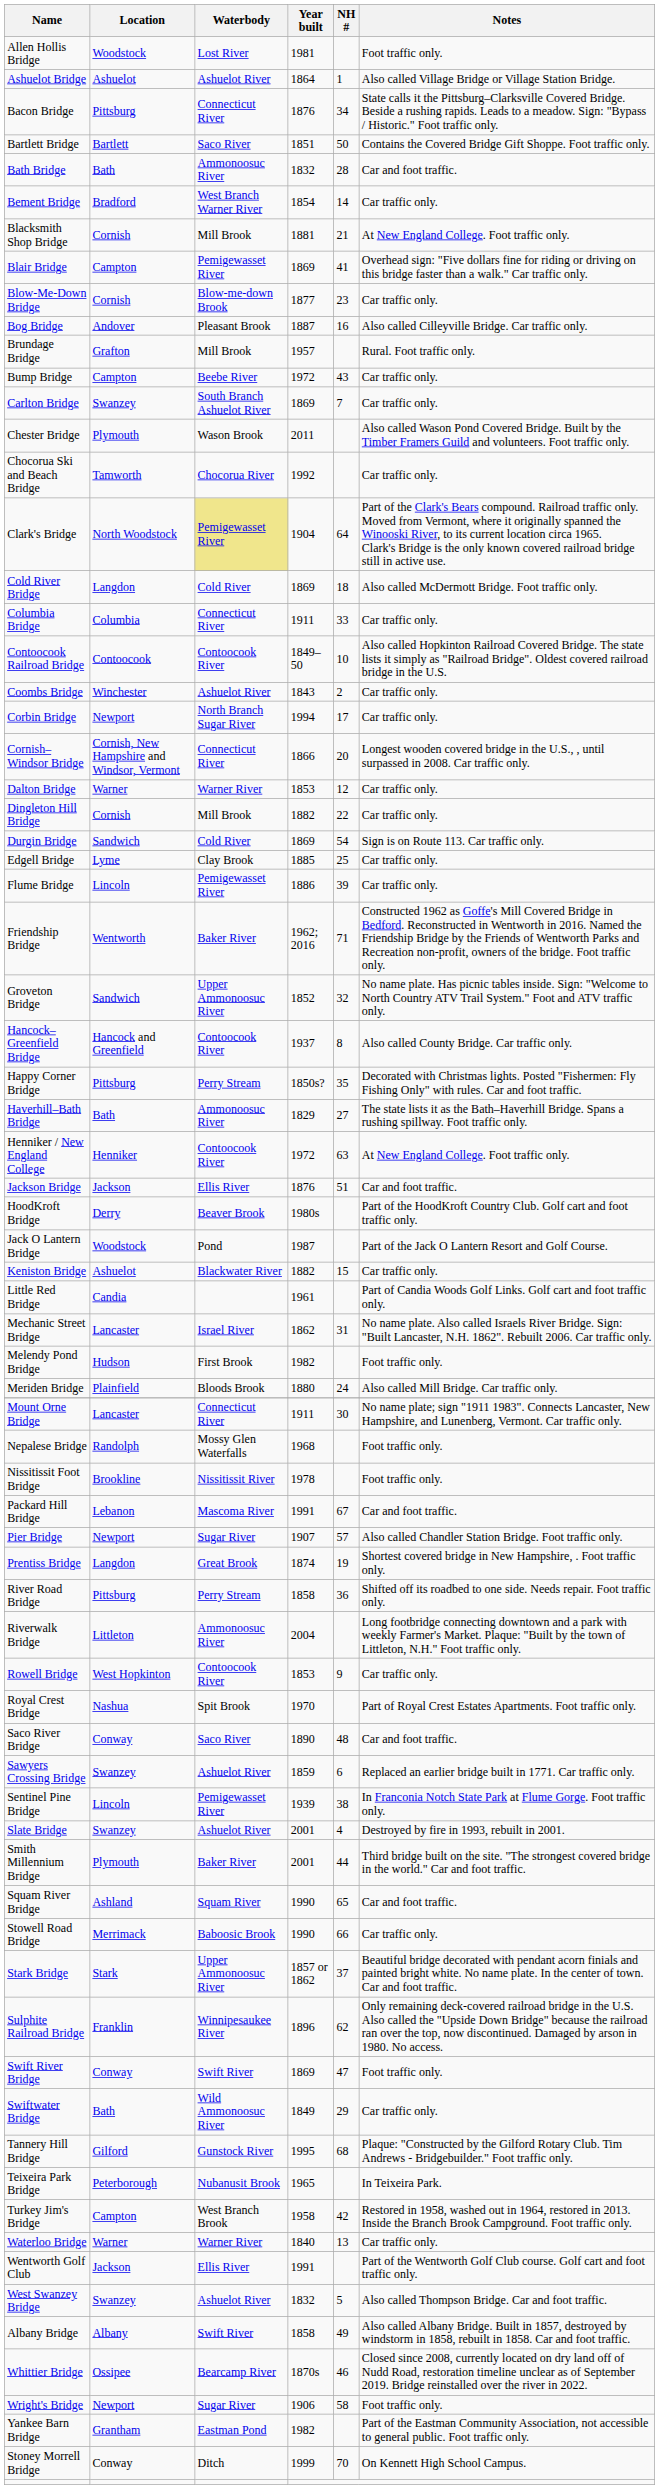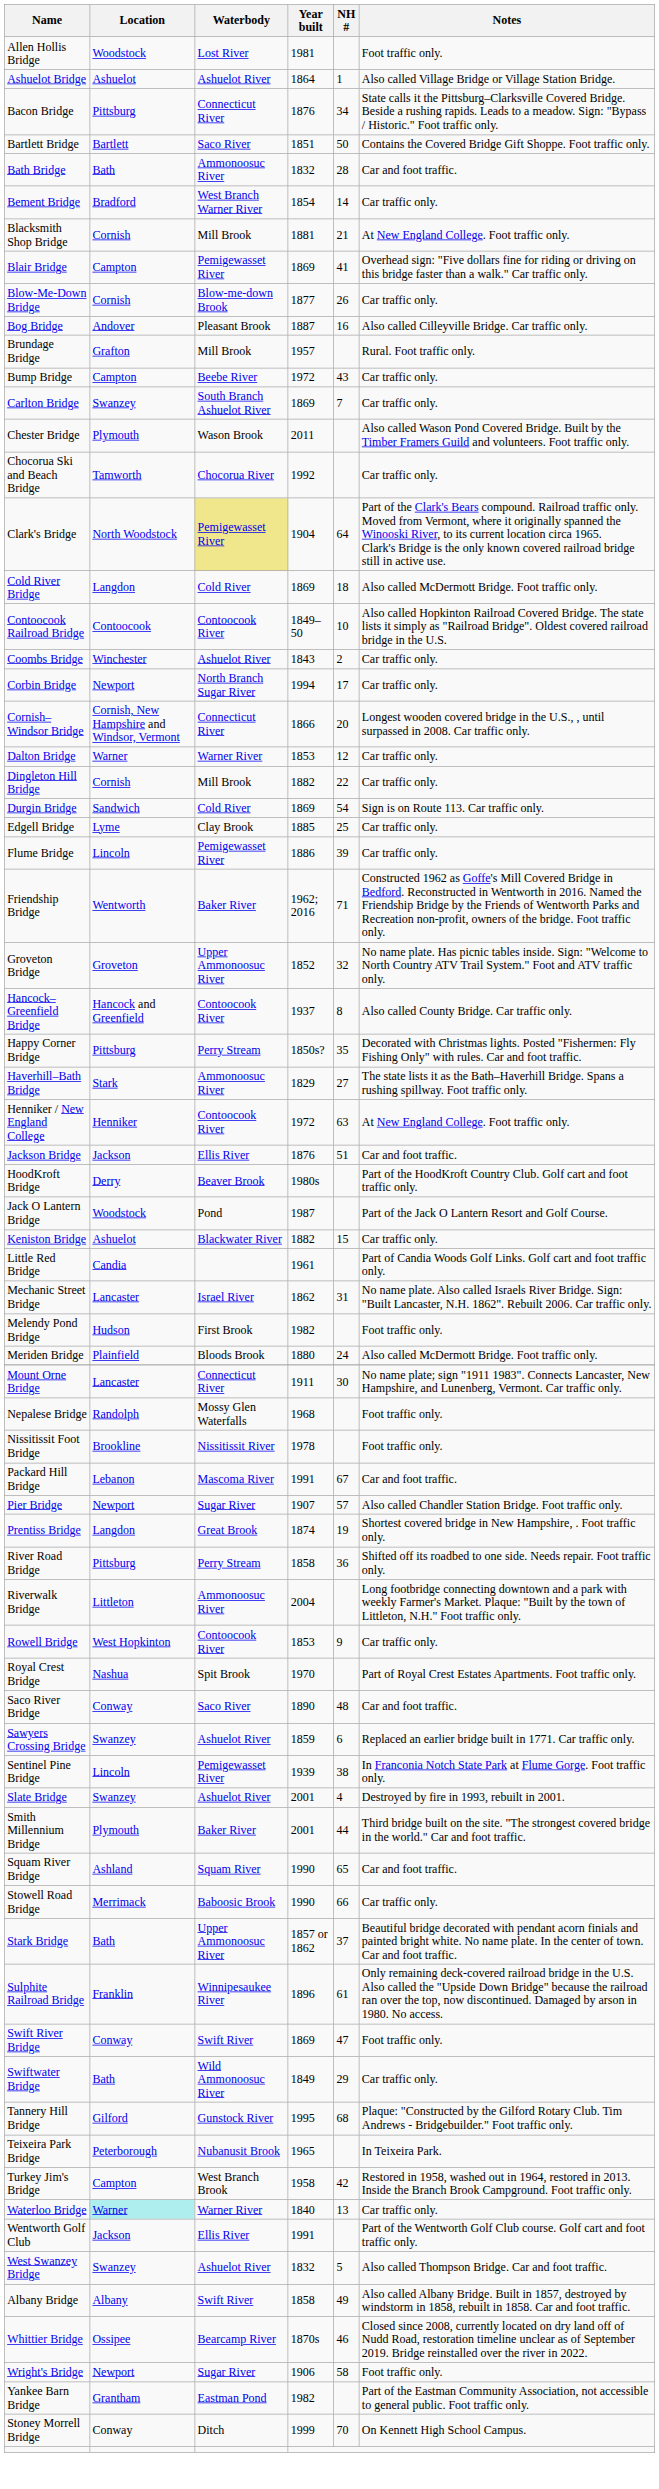(342, 300) 23 -> (342, 300) 26
- row: (31, 619)
(116, 997) Sandwich -> (115, 965) Groveton
(104, 1115) Bath -> (105, 1083) Stark
(460, 1388) Also called Mill Bridge. Car traffic only. -> (480, 1355) Also called McDermott Bridge. Foot traffic only.
(105, 1973) Stark -> (104, 1941) Bath
(342, 2026) 62 -> (342, 1994) 61
(110, 2242) no background -> (110, 2209) paleturquoise background
